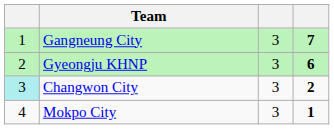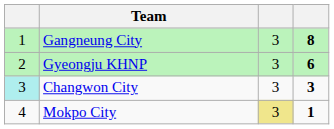(311, 40) 7 -> (311, 40) 8
(311, 87) 2 -> (311, 87) 3
(276, 111) no background -> (276, 111) khaki background
